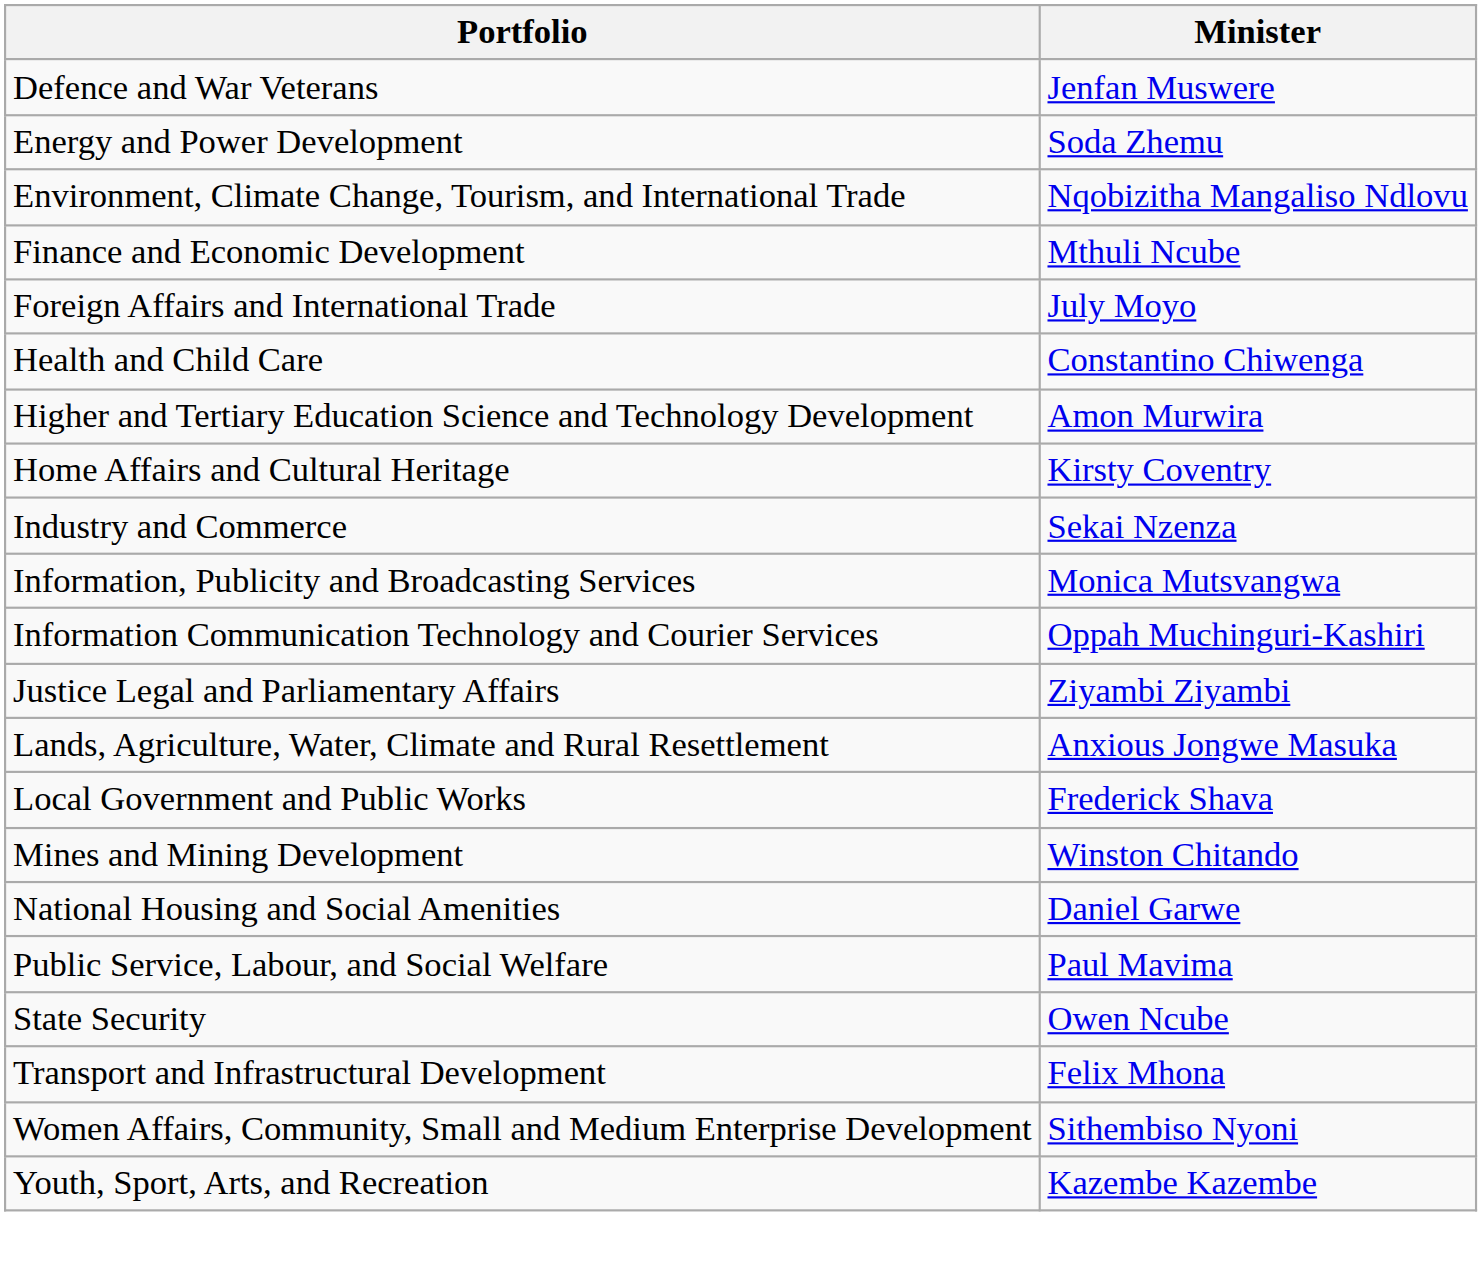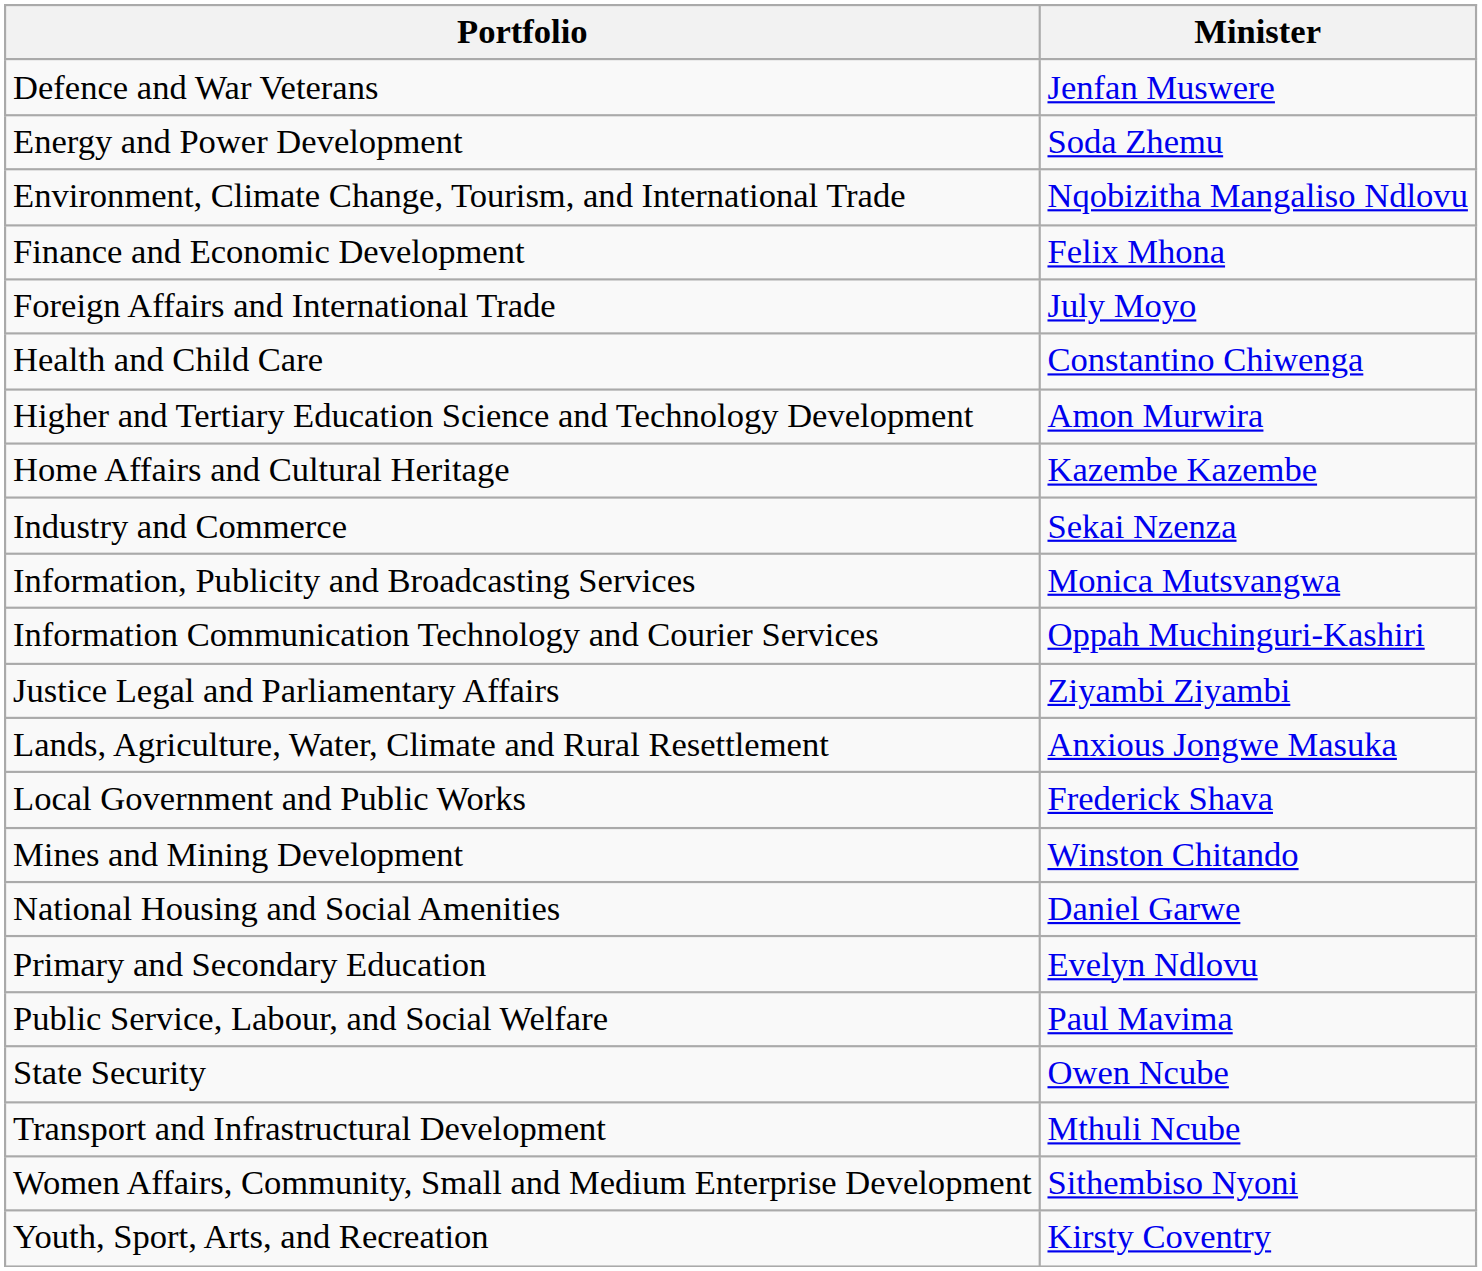(1144, 251) Mthuli Ncube -> (1136, 251) Felix Mhona
(1159, 470) Kirsty Coventry -> (1182, 470) Kazembe Kazembe
+ row: (250, 963)
(1136, 1073) Felix Mhona -> (1144, 1128) Mthuli Ncube
(1182, 1182) Kazembe Kazembe -> (1159, 1237) Kirsty Coventry
